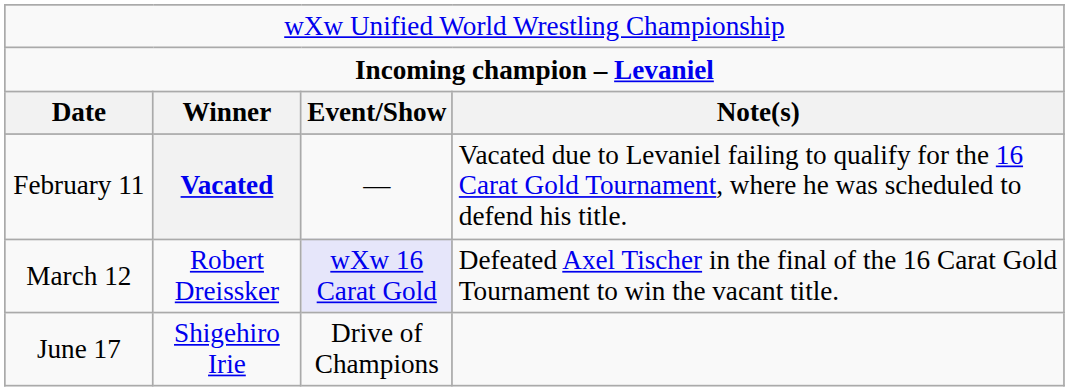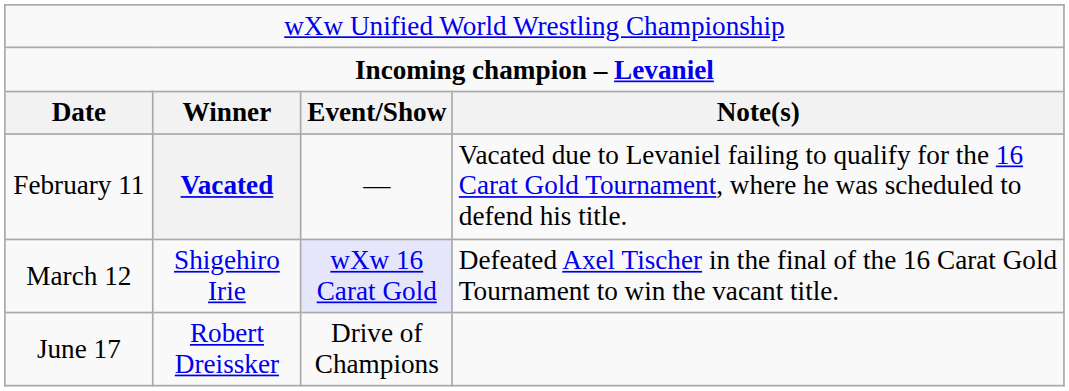(227, 275) Robert Dreissker -> (227, 275) Shigehiro Irie
(227, 348) Shigehiro Irie -> (227, 348) Robert Dreissker
